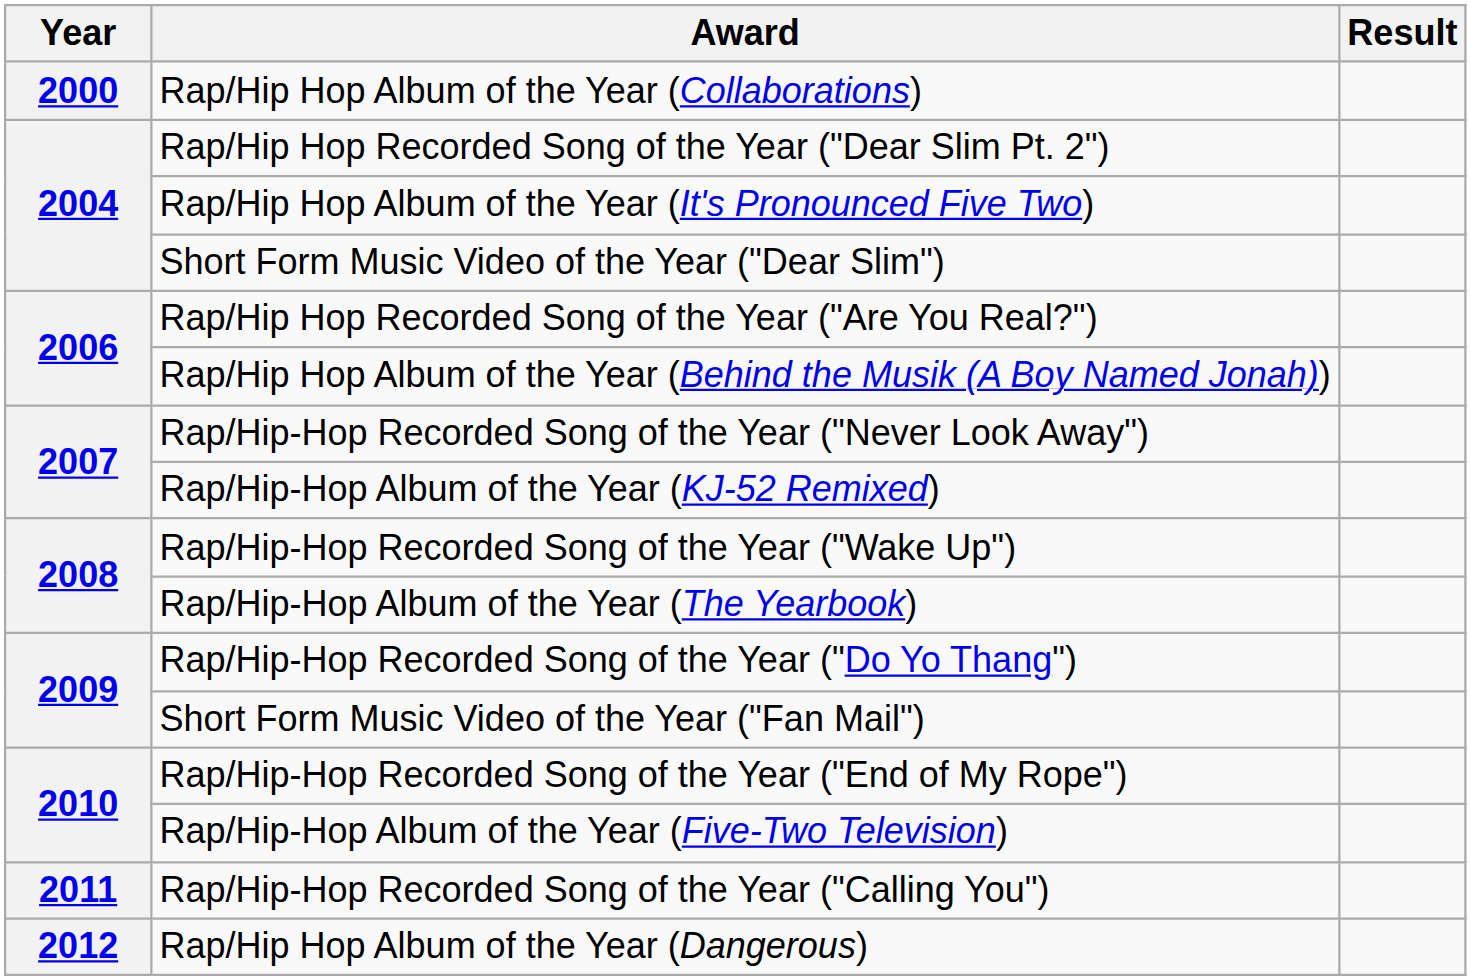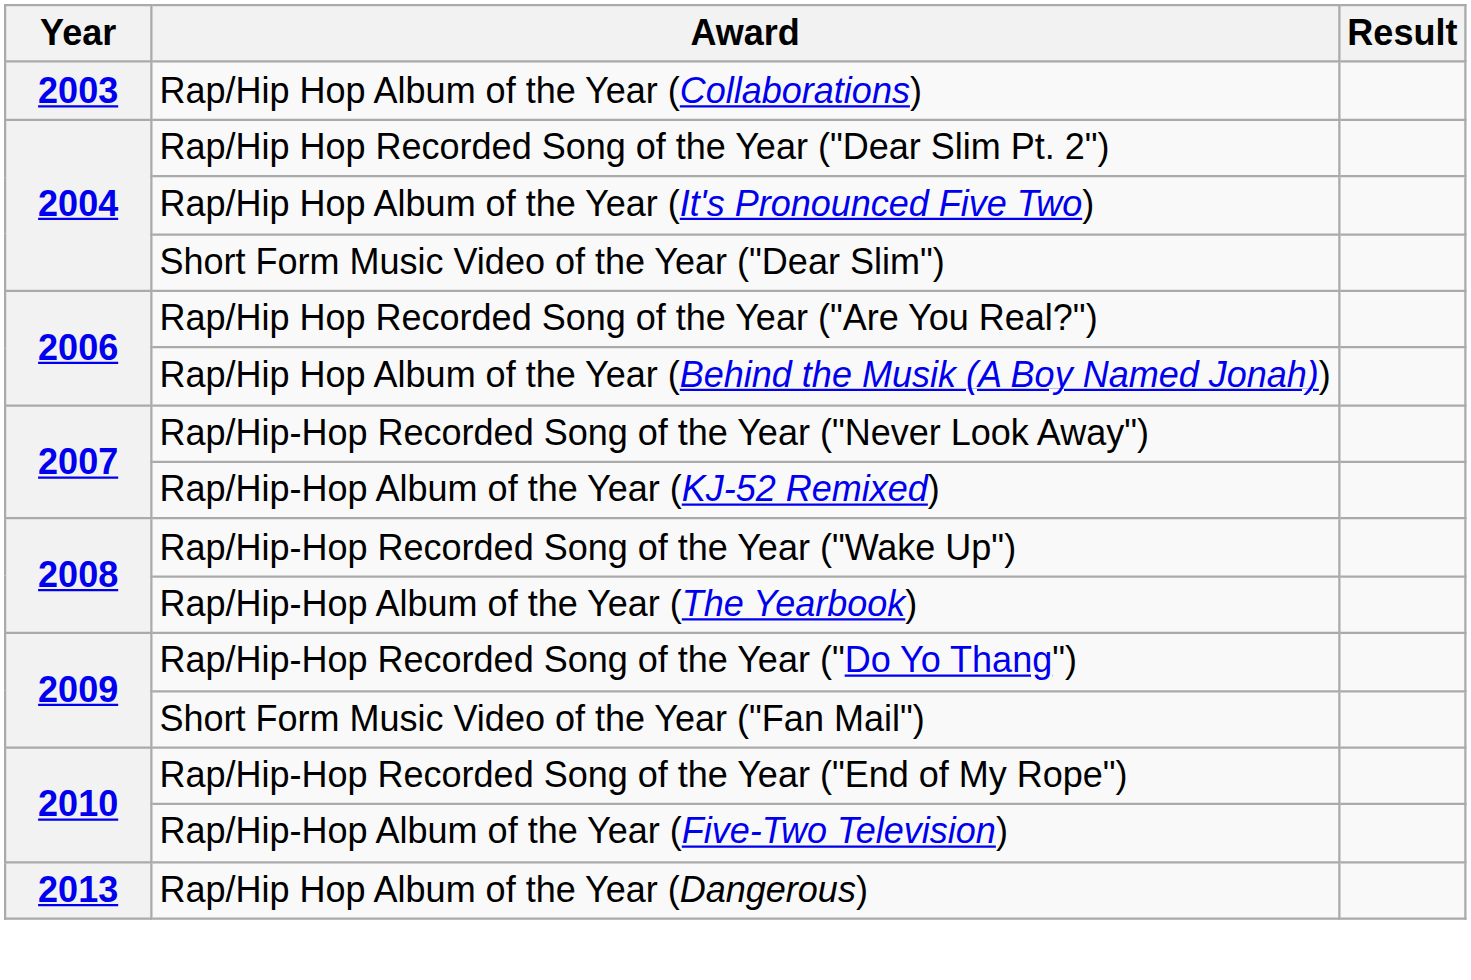(78, 90) 2000 -> (78, 90) 2003
- row: (605, 889)
(78, 946) 2012 -> (78, 889) 2013
